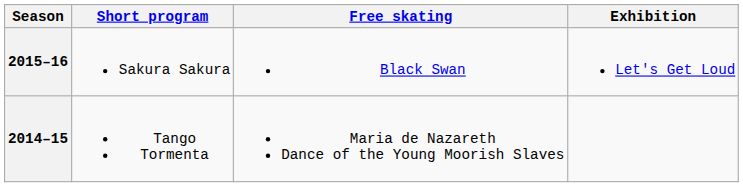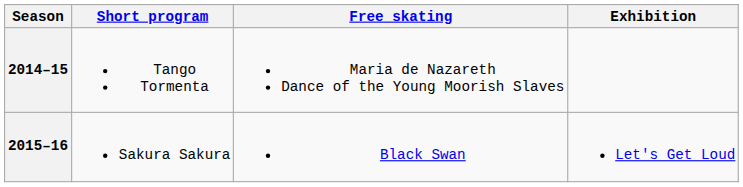rows swapped: (38, 62) <-> (38, 139)
